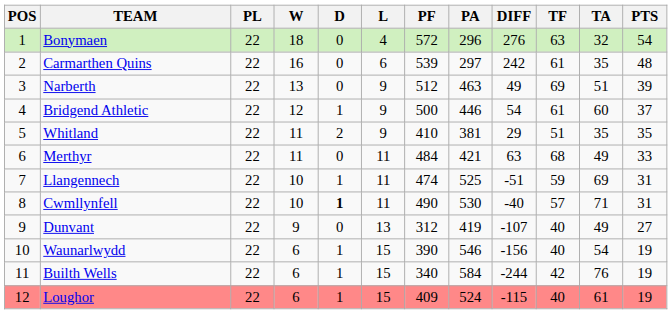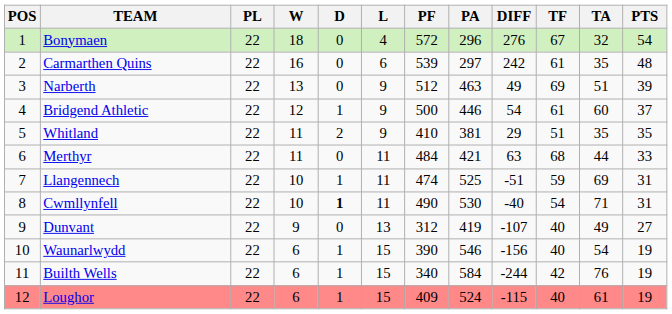(558, 40) 63 -> (558, 40) 67
(601, 156) 49 -> (601, 156) 44
(558, 203) 57 -> (558, 203) 54
